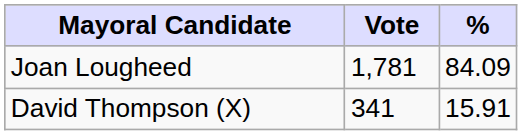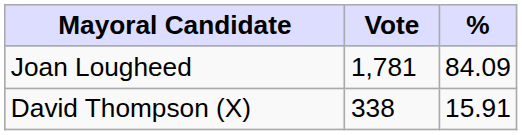(373, 108) 341 -> (373, 108) 338
